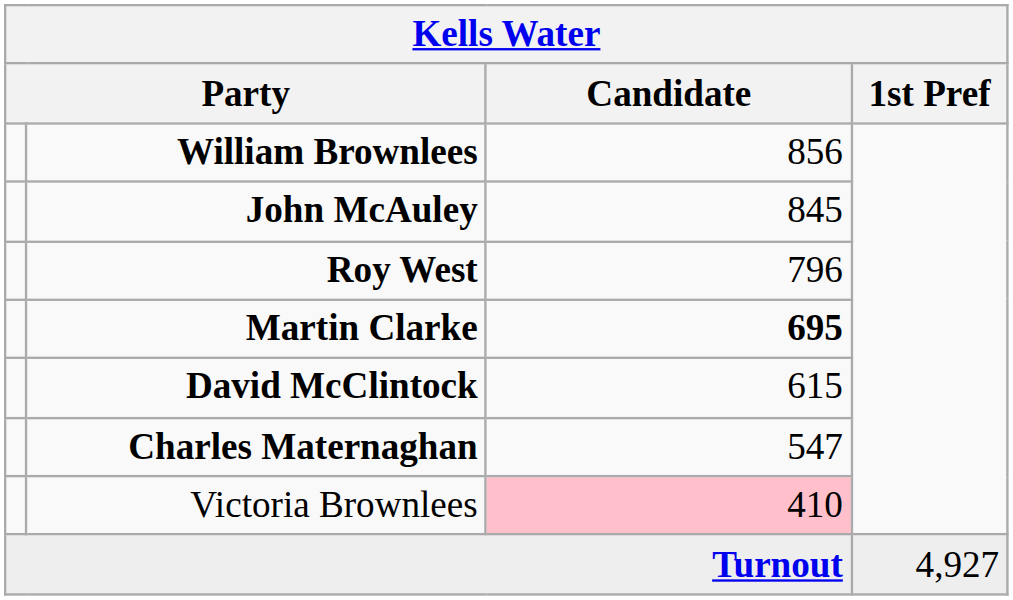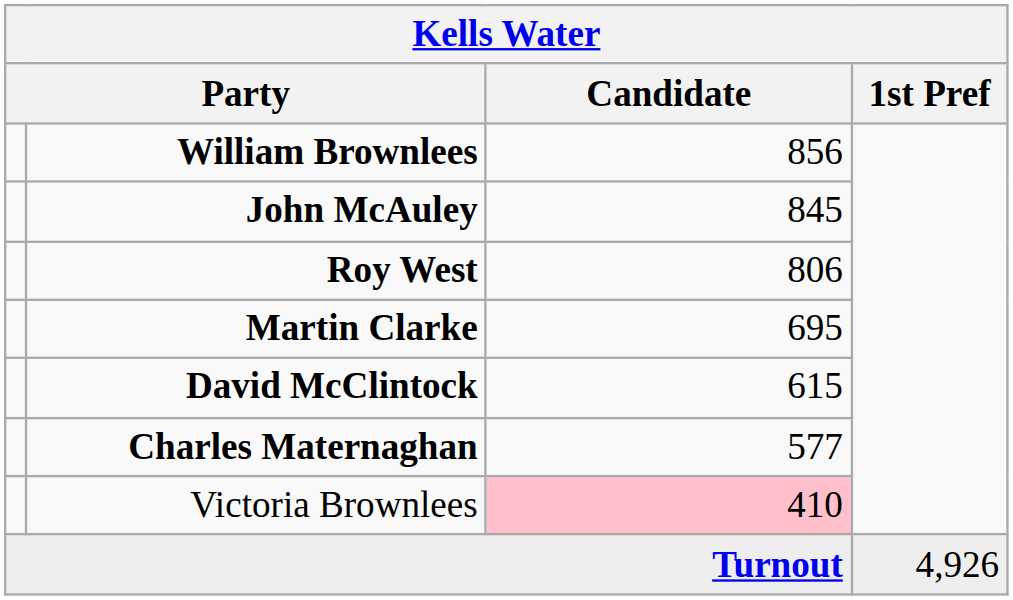(815, 269) 796 -> (815, 269) 806
(815, 328) bold -> (815, 328) normal
(815, 446) 547 -> (815, 446) 577
(957, 563) 4,927 -> (957, 563) 4,926
